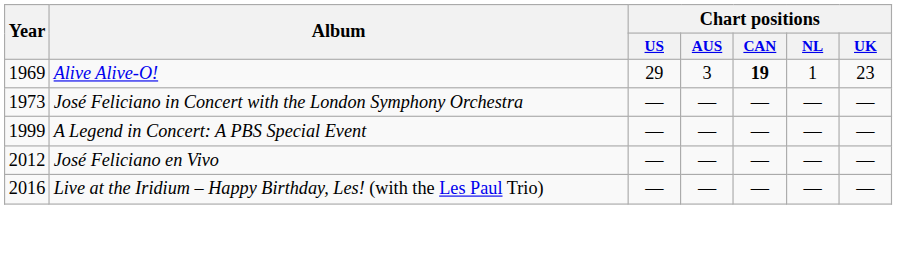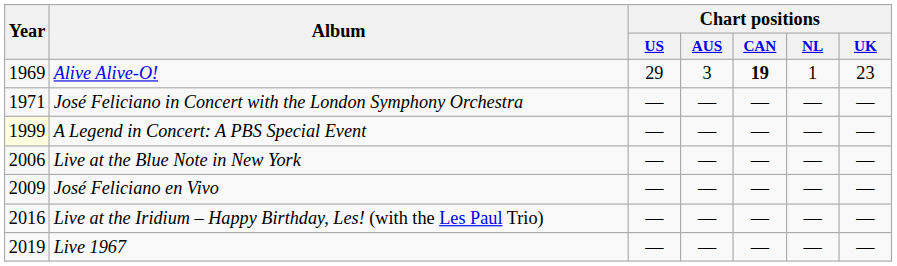(27, 102) 1973 -> (27, 102) 1971
(27, 131) no background -> (27, 131) lightyellow background
+ row: (177, 160)
(27, 160) 2012 -> (27, 189) 2009
+ row: (90, 246)
